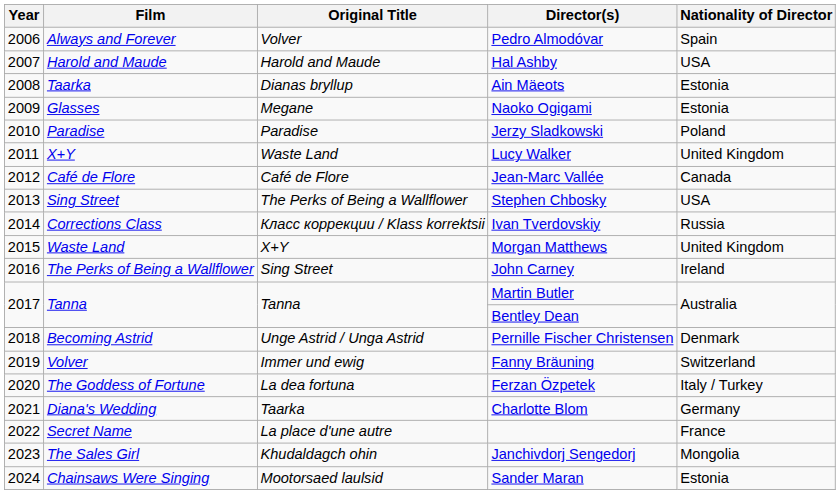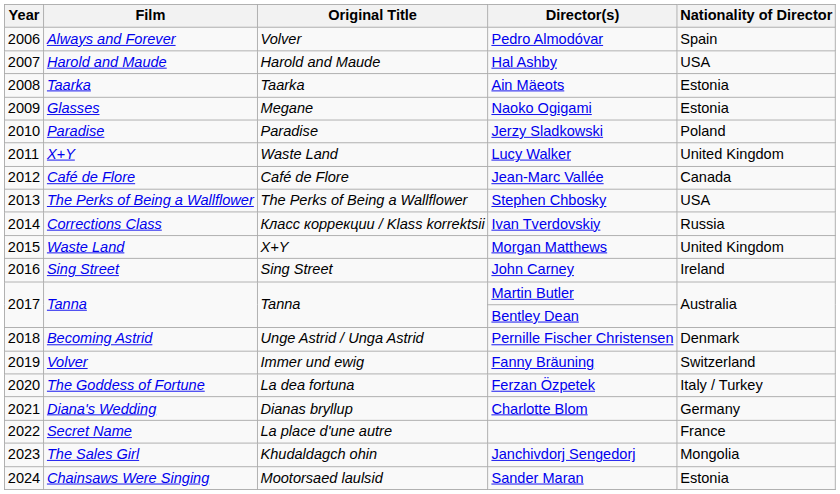(307, 85) Dianas bryllup -> (283, 85) Taarka
(83, 200) Sing Street -> (150, 200) The Perks of Being a Wallflower
(150, 270) The Perks of Being a Wallflower -> (83, 270) Sing Street
(283, 408) Taarka -> (307, 408) Dianas bryllup
